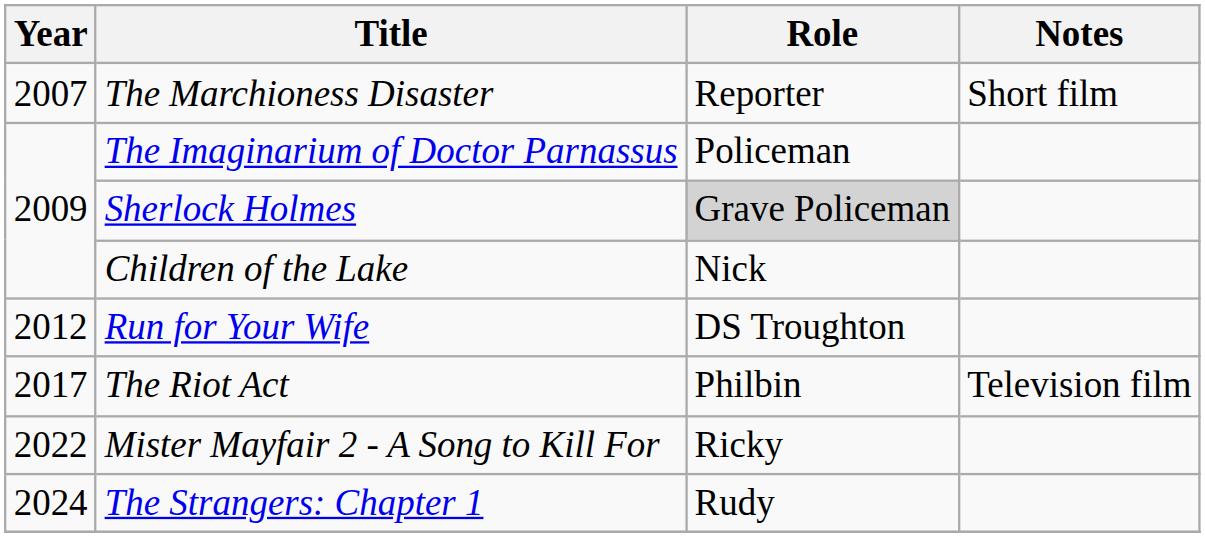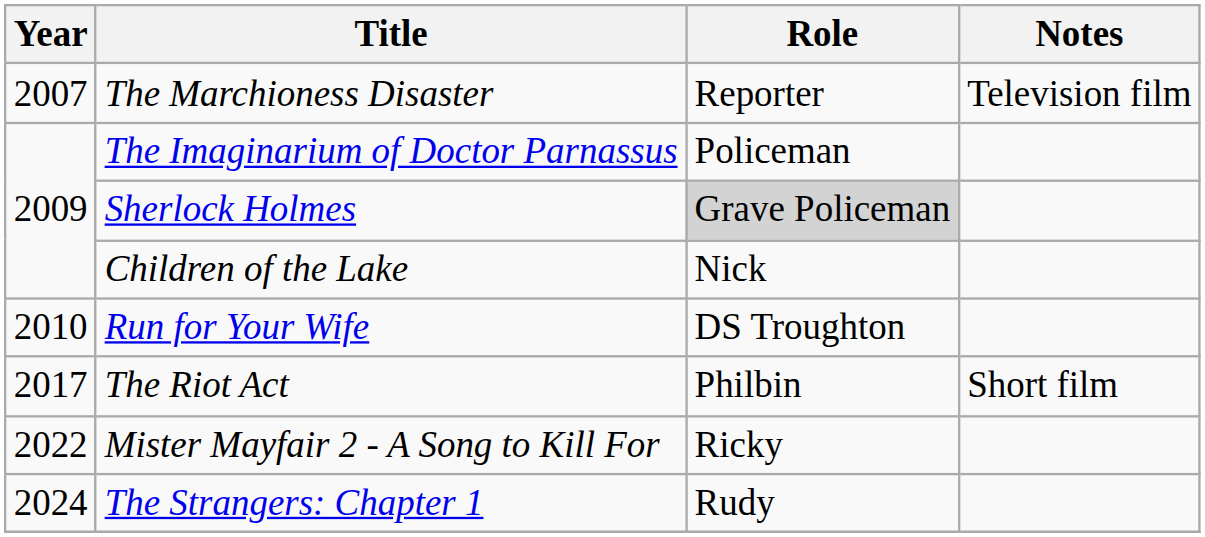(1043, 92) Short film -> (1079, 92) Television film
(51, 326) 2012 -> (51, 326) 2010
(1079, 385) Television film -> (1043, 385) Short film
